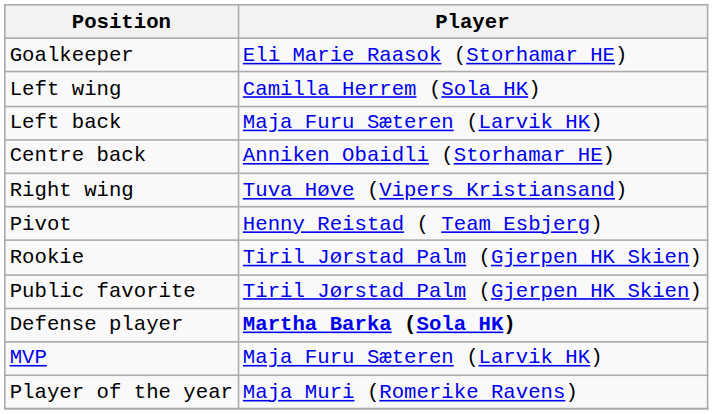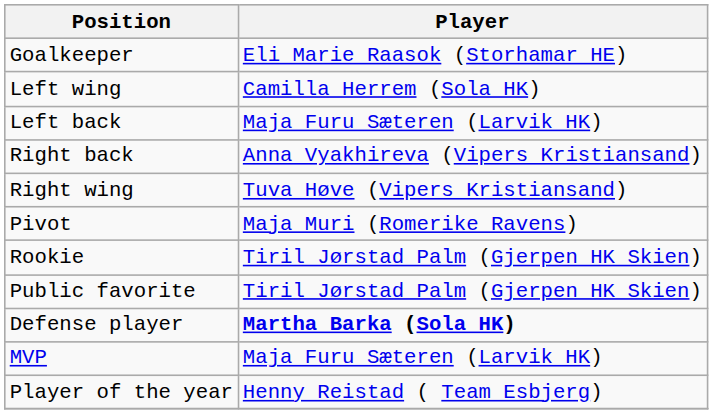- row: (78, 156)
+ row: (72, 156)
(423, 224) Henny Reistad ( Team Esbjerg) -> (410, 224) Maja Muri (Romerike Ravens)
(410, 392) Maja Muri (Romerike Ravens) -> (423, 392) Henny Reistad ( Team Esbjerg)
